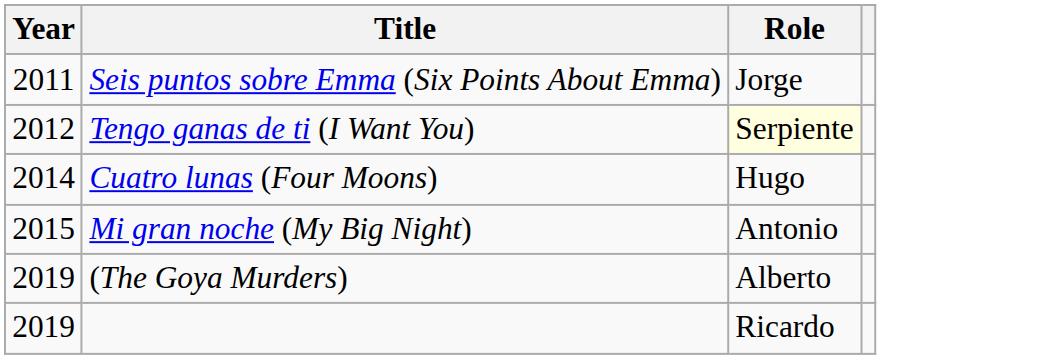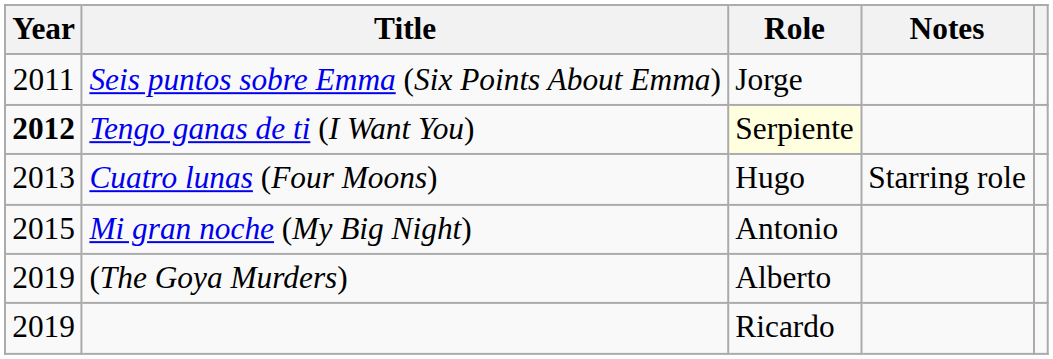+ column: (947, 29)
(44, 128) normal -> (44, 128) bold
(44, 178) 2014 -> (44, 178) 2013
